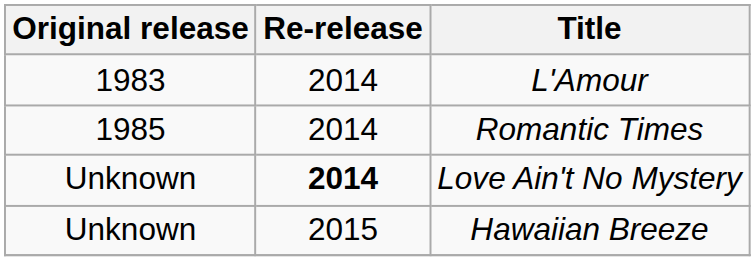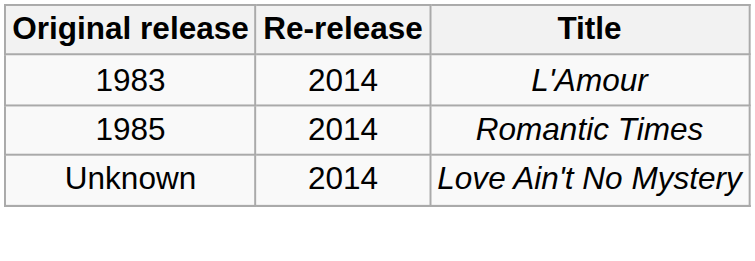(343, 179) bold -> (343, 179) normal
- row: (590, 229)
